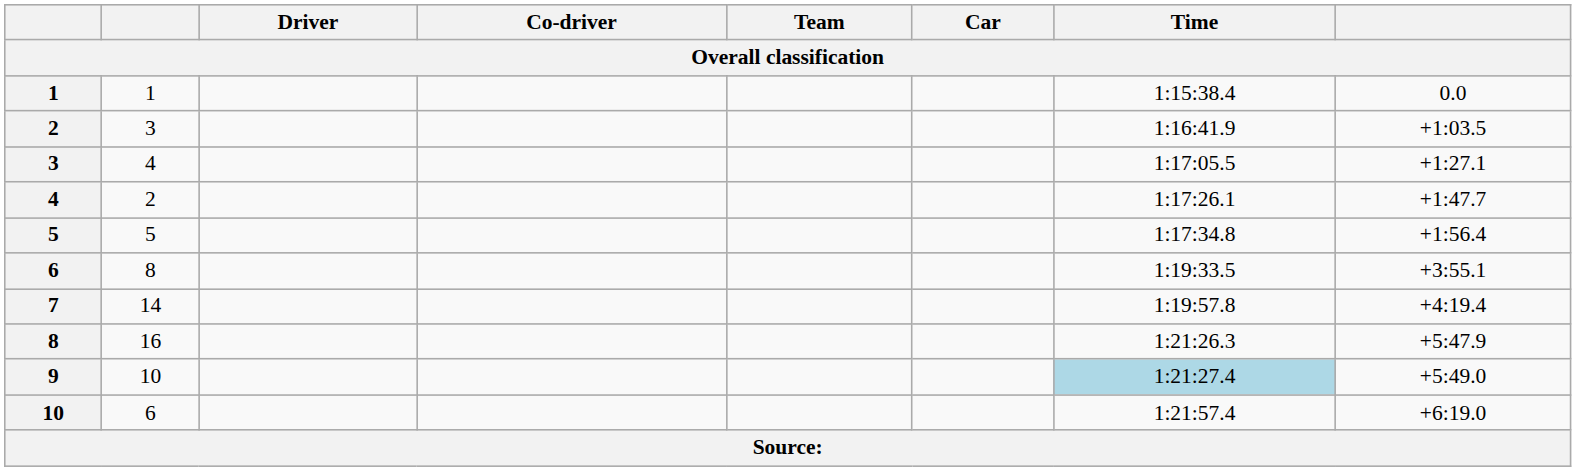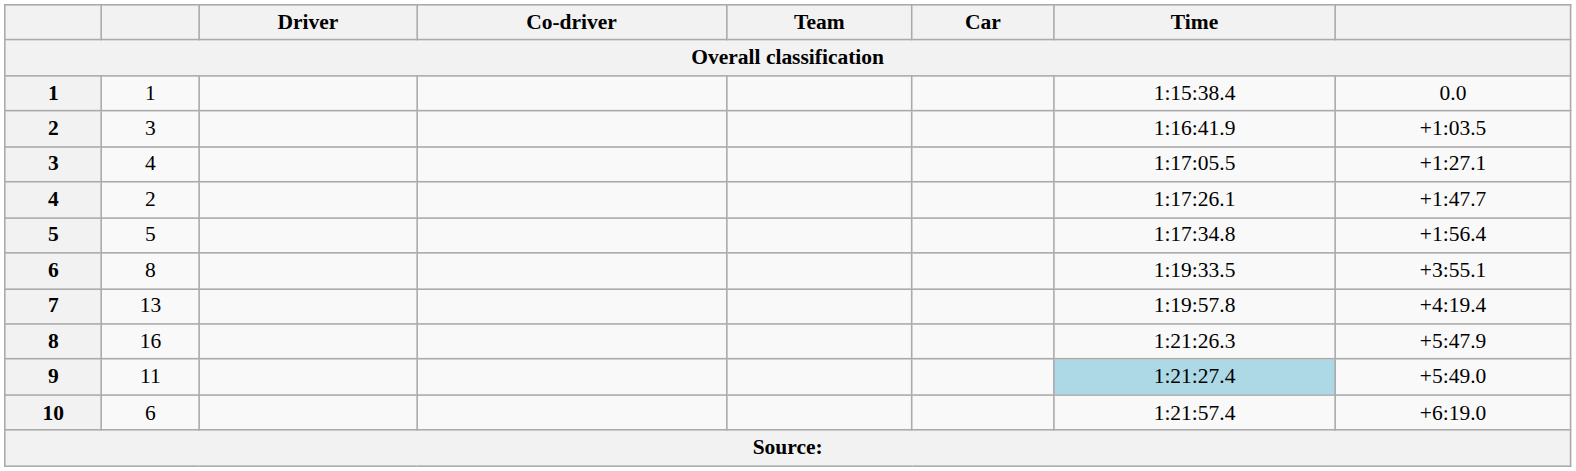(150, 305) 14 -> (150, 305) 13
(150, 376) 10 -> (150, 376) 11
